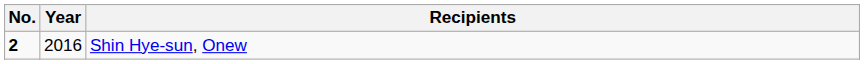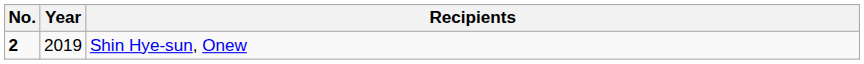(63, 45) 2016 -> (63, 45) 2019
